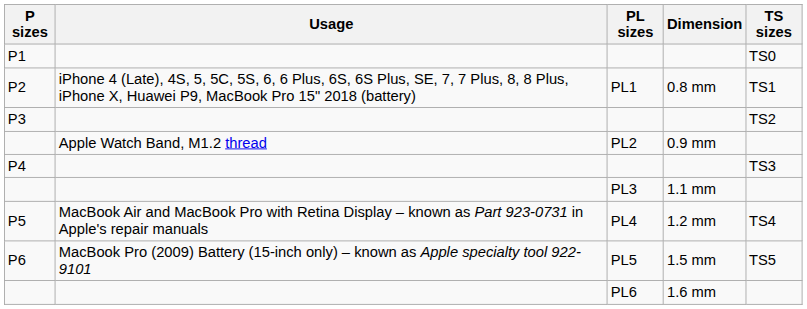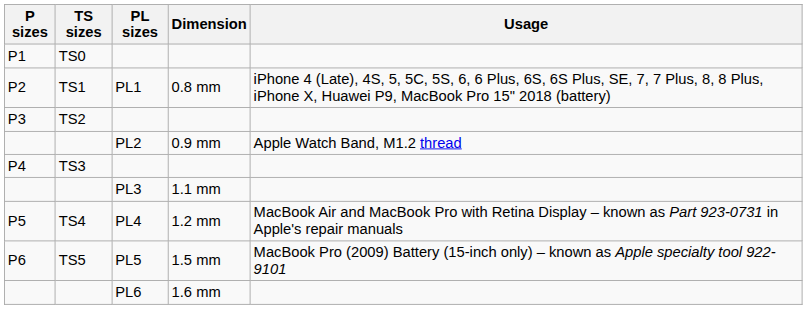columns swapped: (774, 24) <-> (331, 24)
